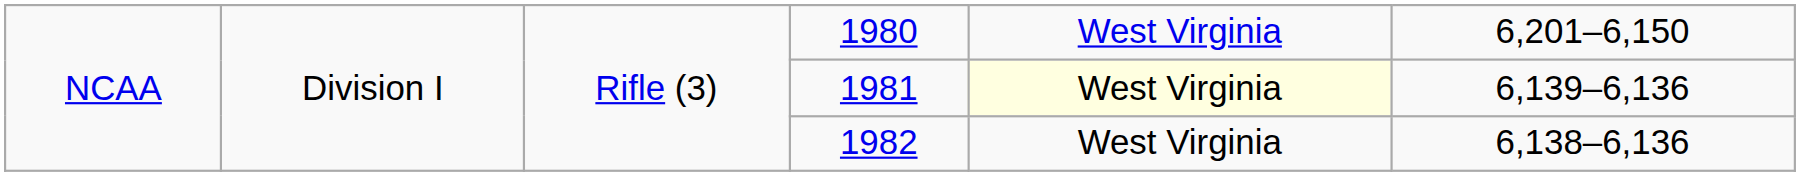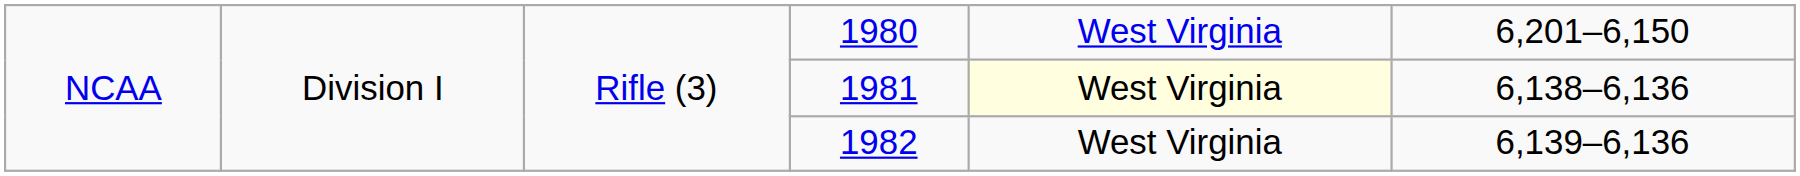(1592, 87) 6,139–6,136 -> (1592, 87) 6,138–6,136
(1592, 142) 6,138–6,136 -> (1592, 142) 6,139–6,136
